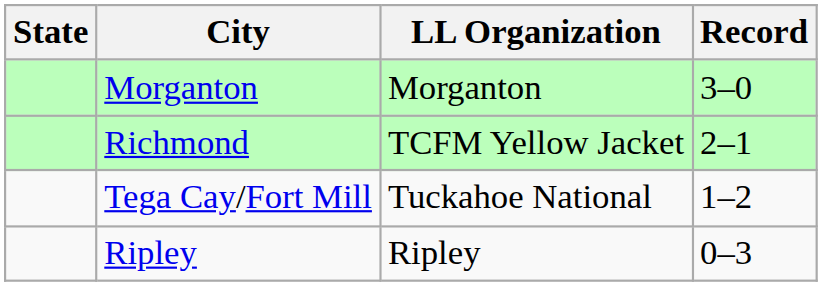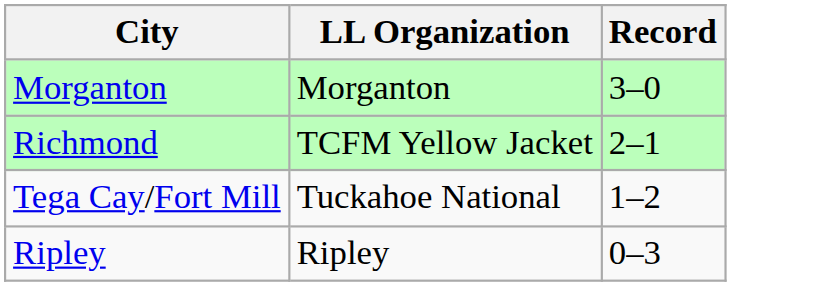- column: (51, 32)
